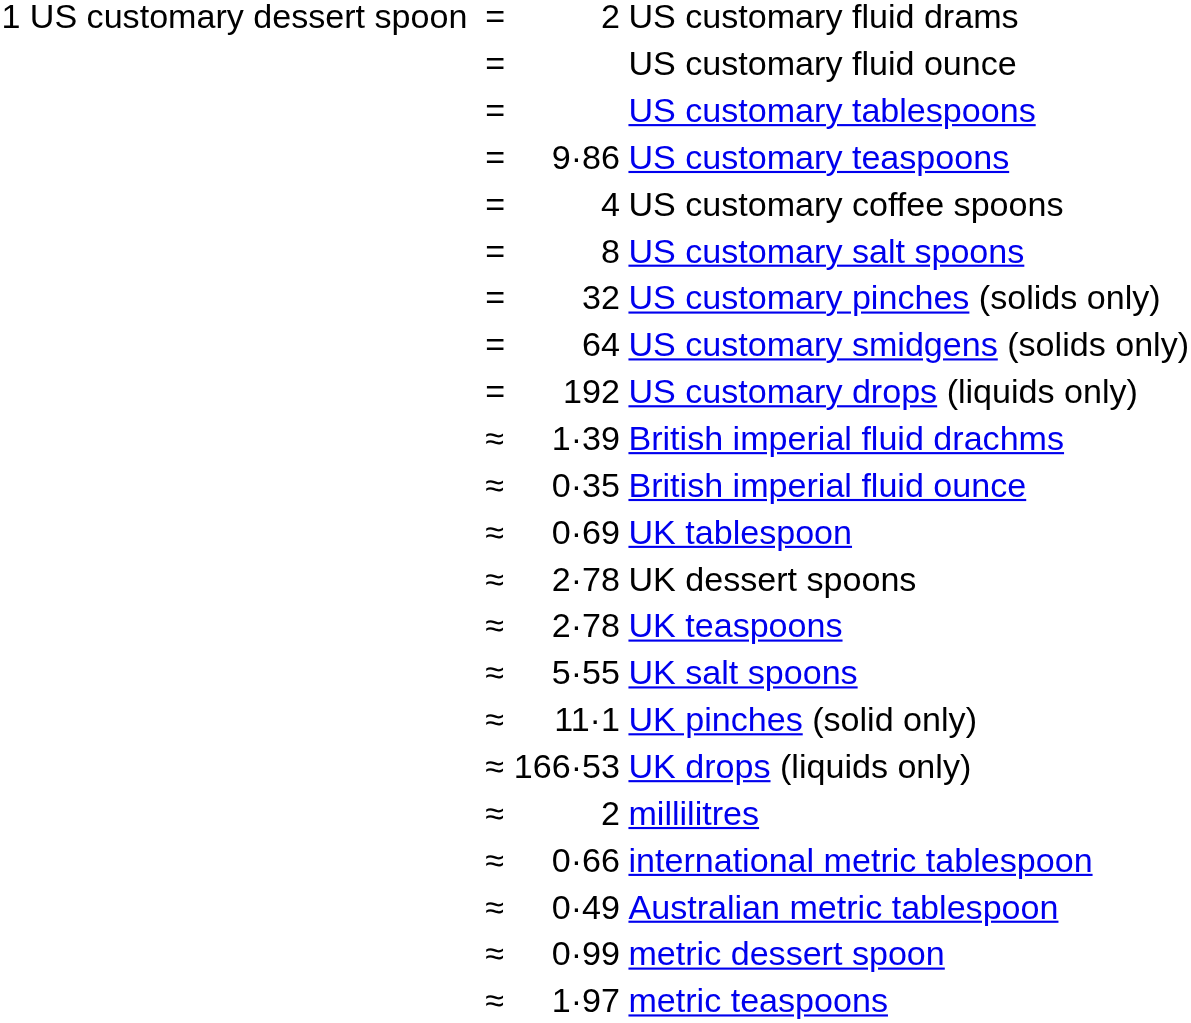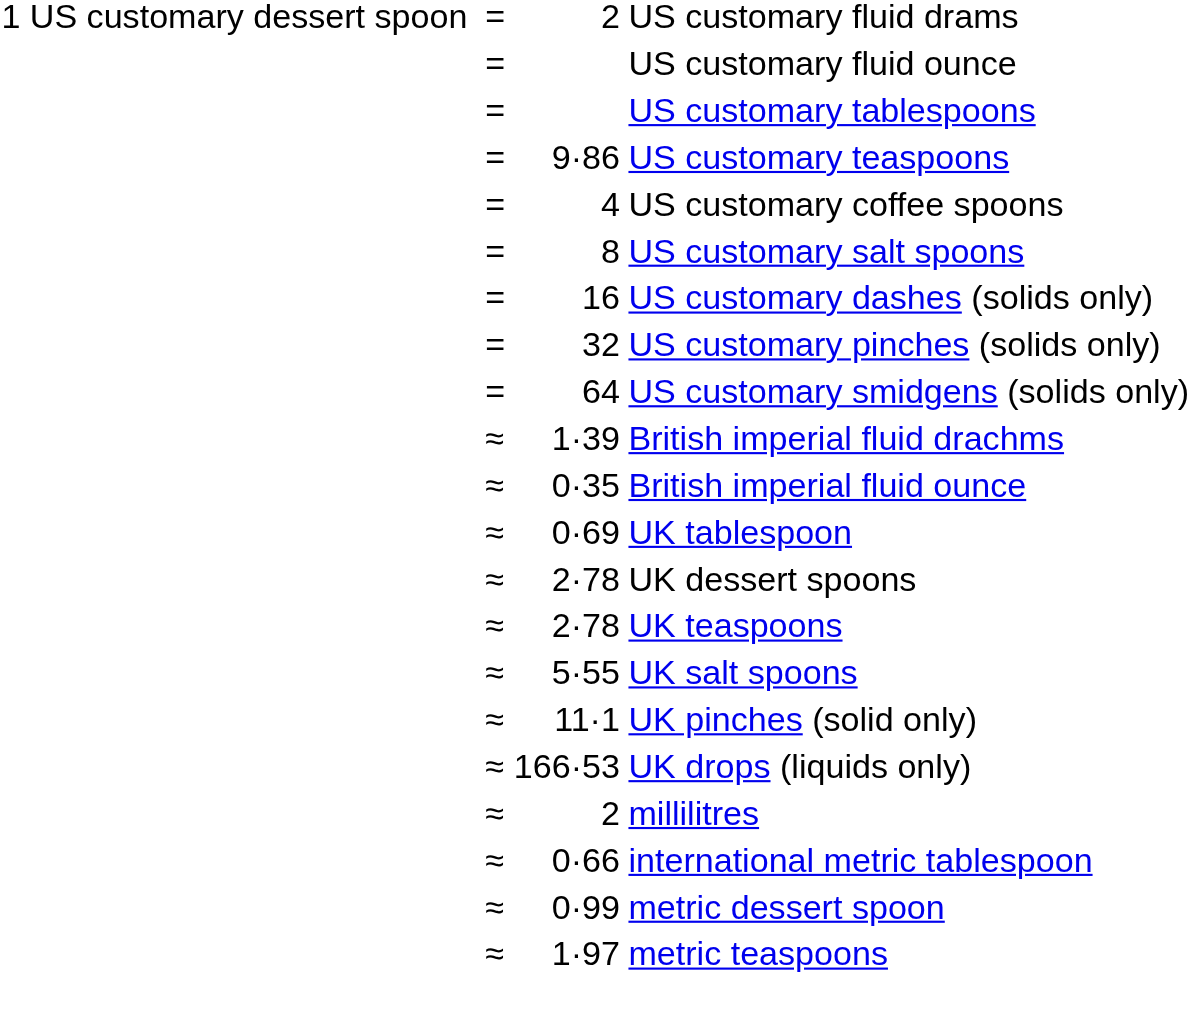+ row: (891, 298)
- row: (883, 391)
- row: (843, 907)
